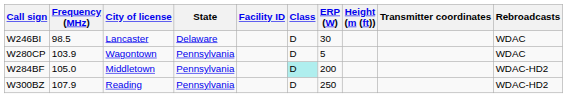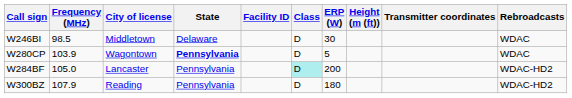(127, 38) Lancaster -> (130, 38) Middletown
(205, 54) normal -> (207, 54) bold
(130, 69) Middletown -> (127, 69) Lancaster
(328, 85) 250 -> (332, 85) 180
